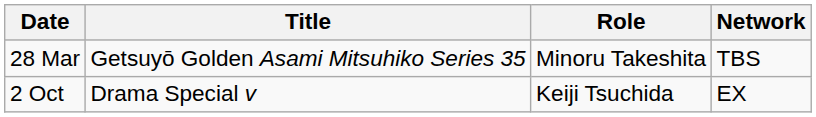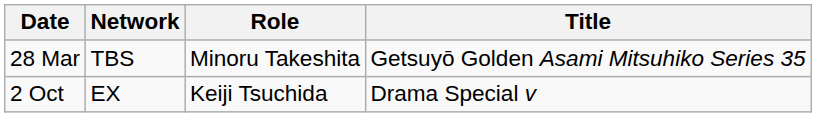columns swapped: (308, 22) <-> (761, 22)
